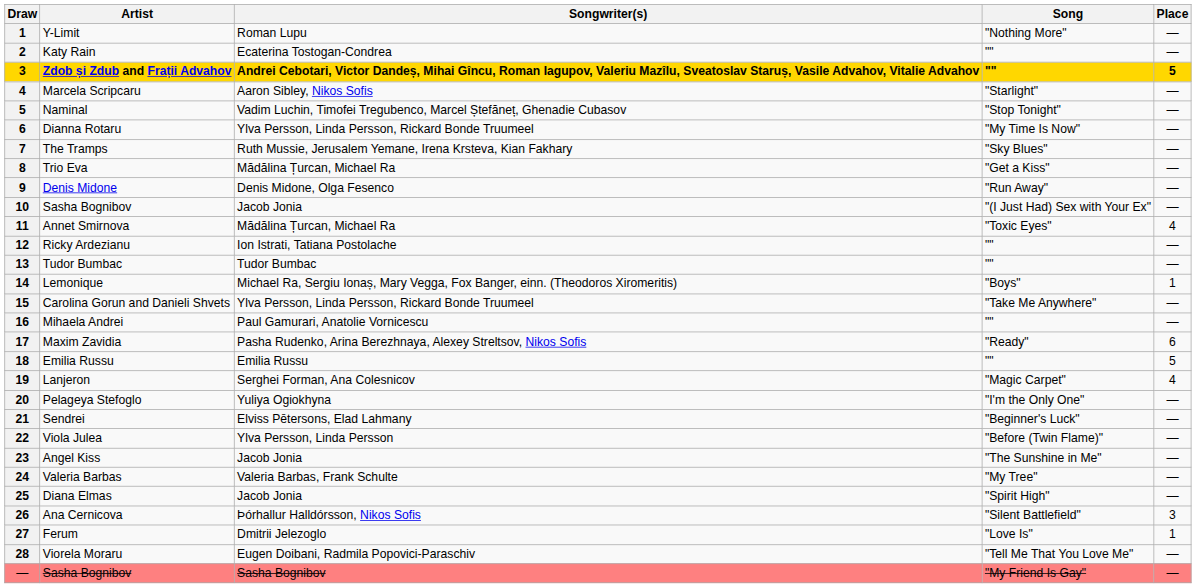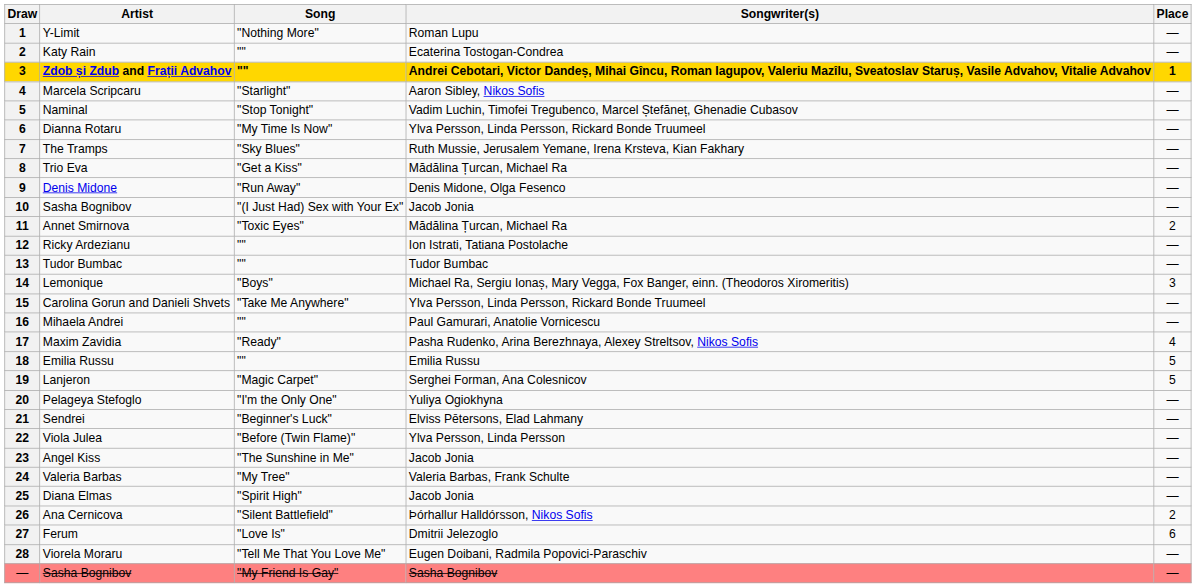columns swapped: (1068, 14) <-> (608, 14)
(1173, 71) 5 -> (1173, 71) 1
(1173, 226) 4 -> (1173, 226) 2
(1173, 284) 1 -> (1173, 284) 3
(1173, 341) 6 -> (1173, 341) 4
(1173, 380) 4 -> (1173, 380) 5
(1173, 515) 3 -> (1173, 515) 2
(1173, 534) 1 -> (1173, 534) 6
